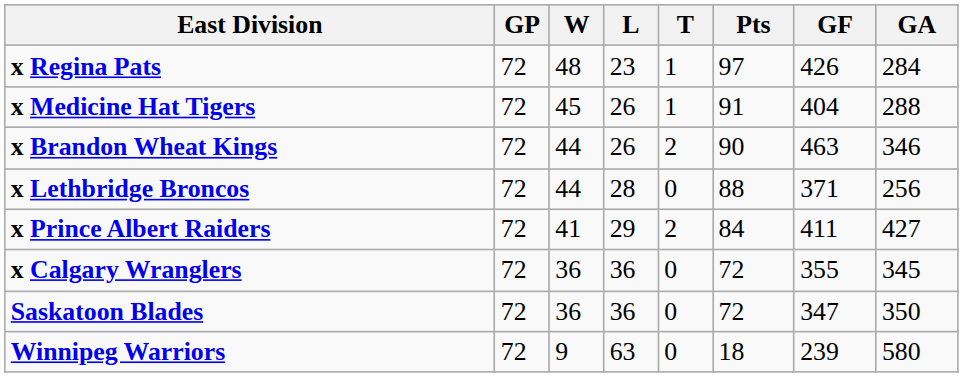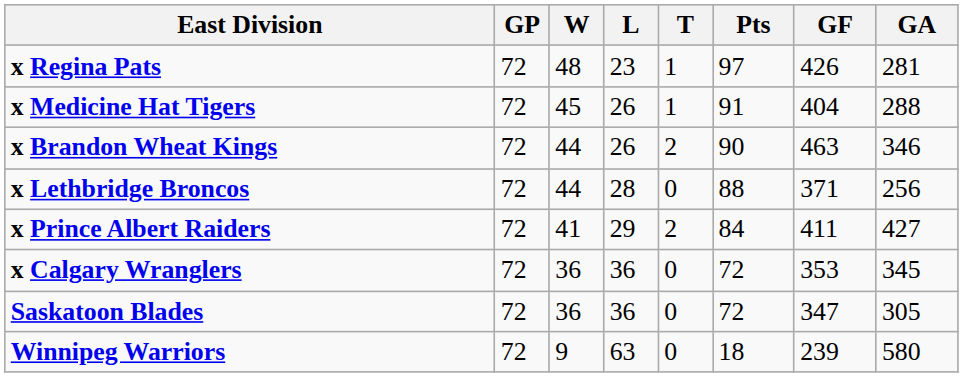(901, 65) 284 -> (901, 65) 281
(820, 270) 355 -> (820, 270) 353
(901, 310) 350 -> (901, 310) 305
